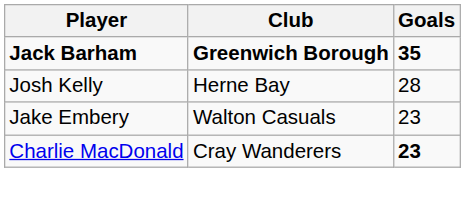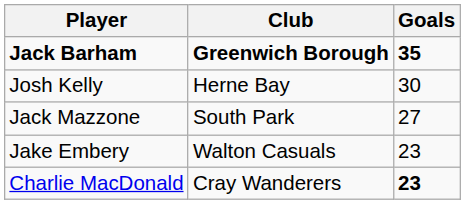(410, 85) 28 -> (410, 85) 30
+ row: (75, 118)
